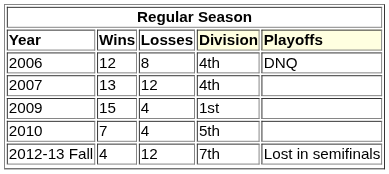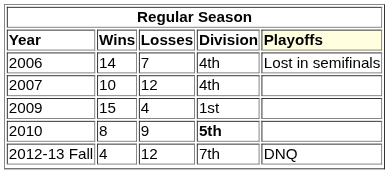(228, 40) lightyellow background -> (228, 40) no background
(107, 62) 12 -> (107, 62) 14
(145, 62) 8 -> (145, 62) 7
(281, 62) DNQ -> (322, 62) Lost in semifinals
(107, 85) 13 -> (107, 85) 10
(103, 131) 7 -> (103, 131) 8
(145, 131) 4 -> (145, 131) 9
(209, 131) normal -> (210, 131) bold
(322, 154) Lost in semifinals -> (281, 154) DNQ
